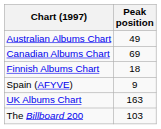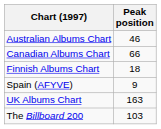(135, 38) 49 -> (135, 38) 46
(135, 54) 69 -> (135, 54) 66
